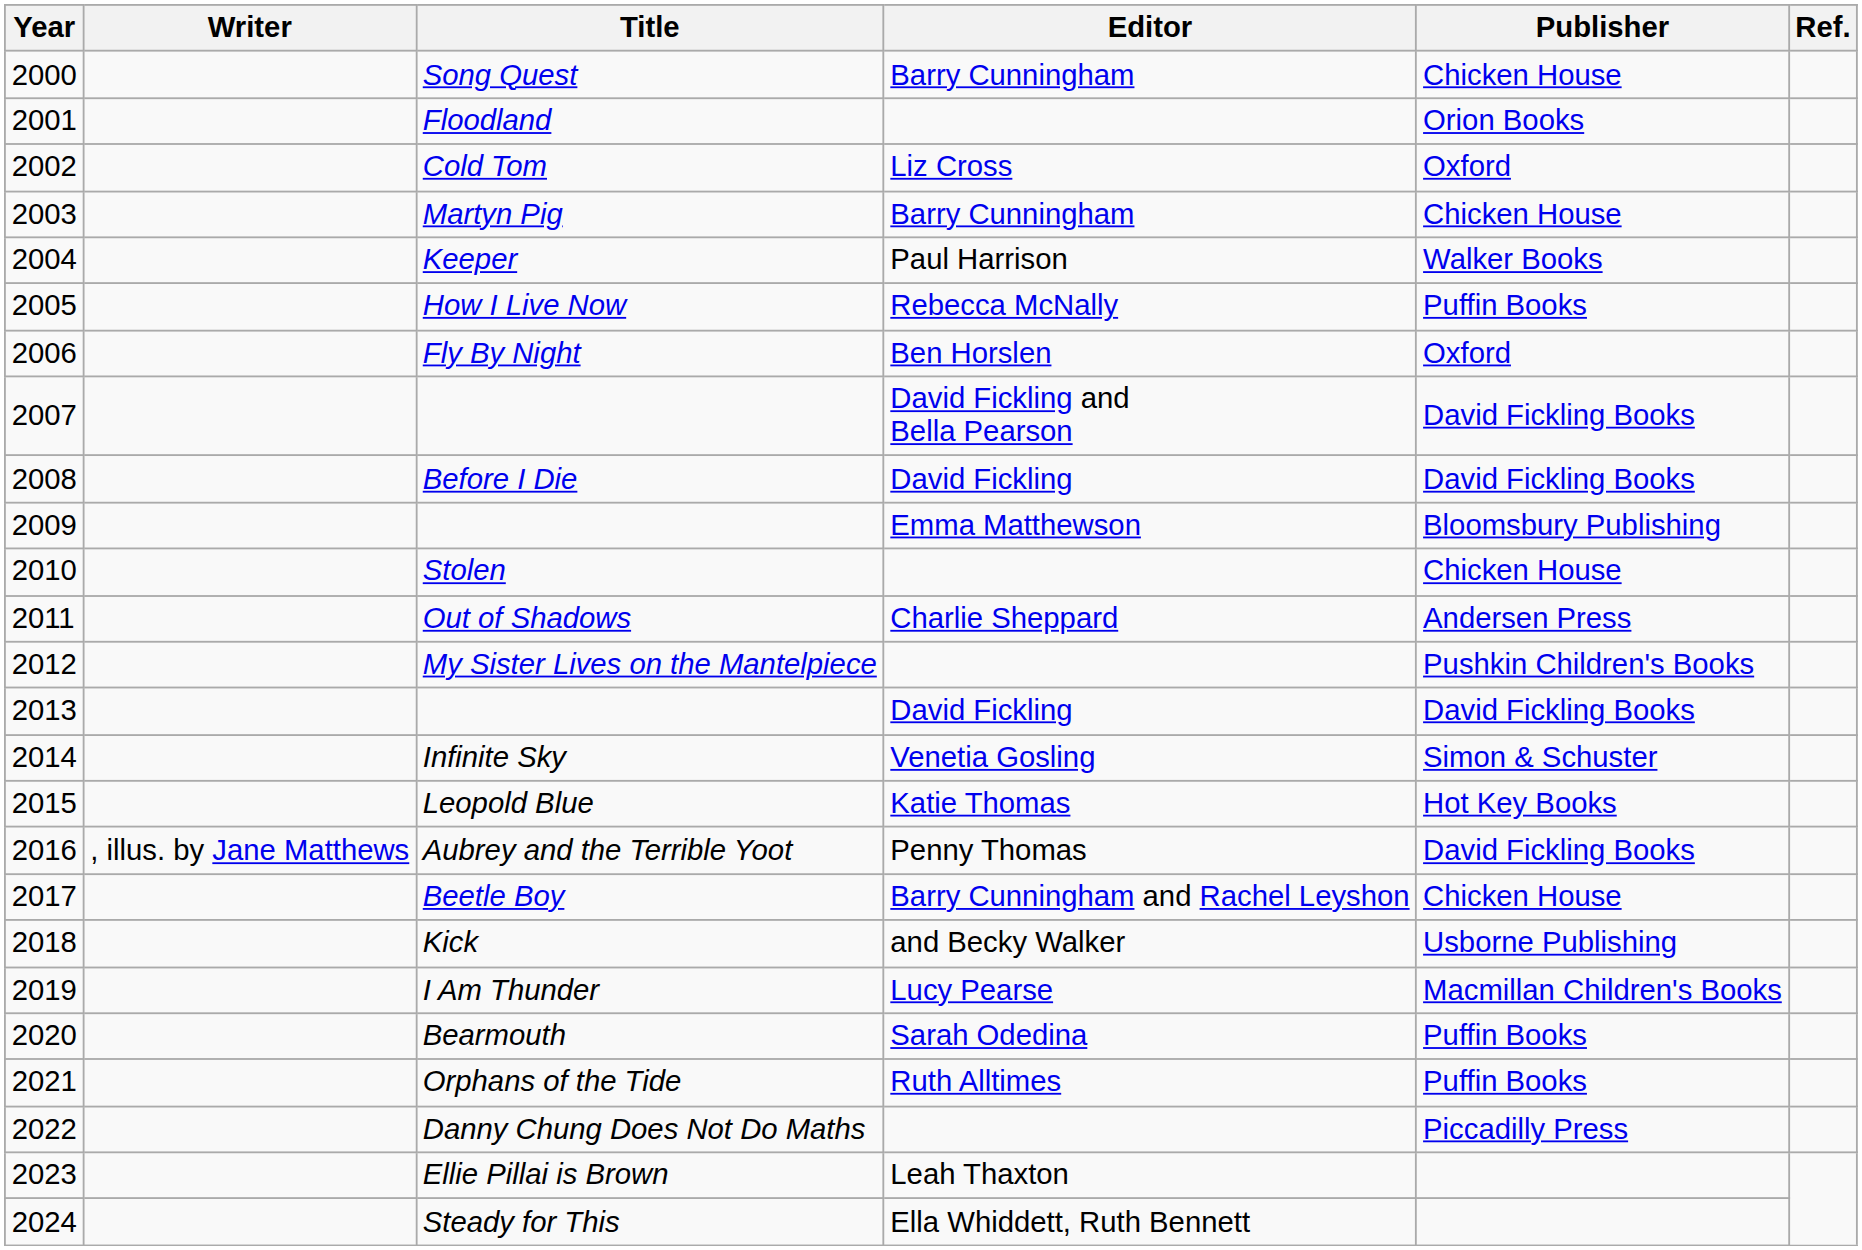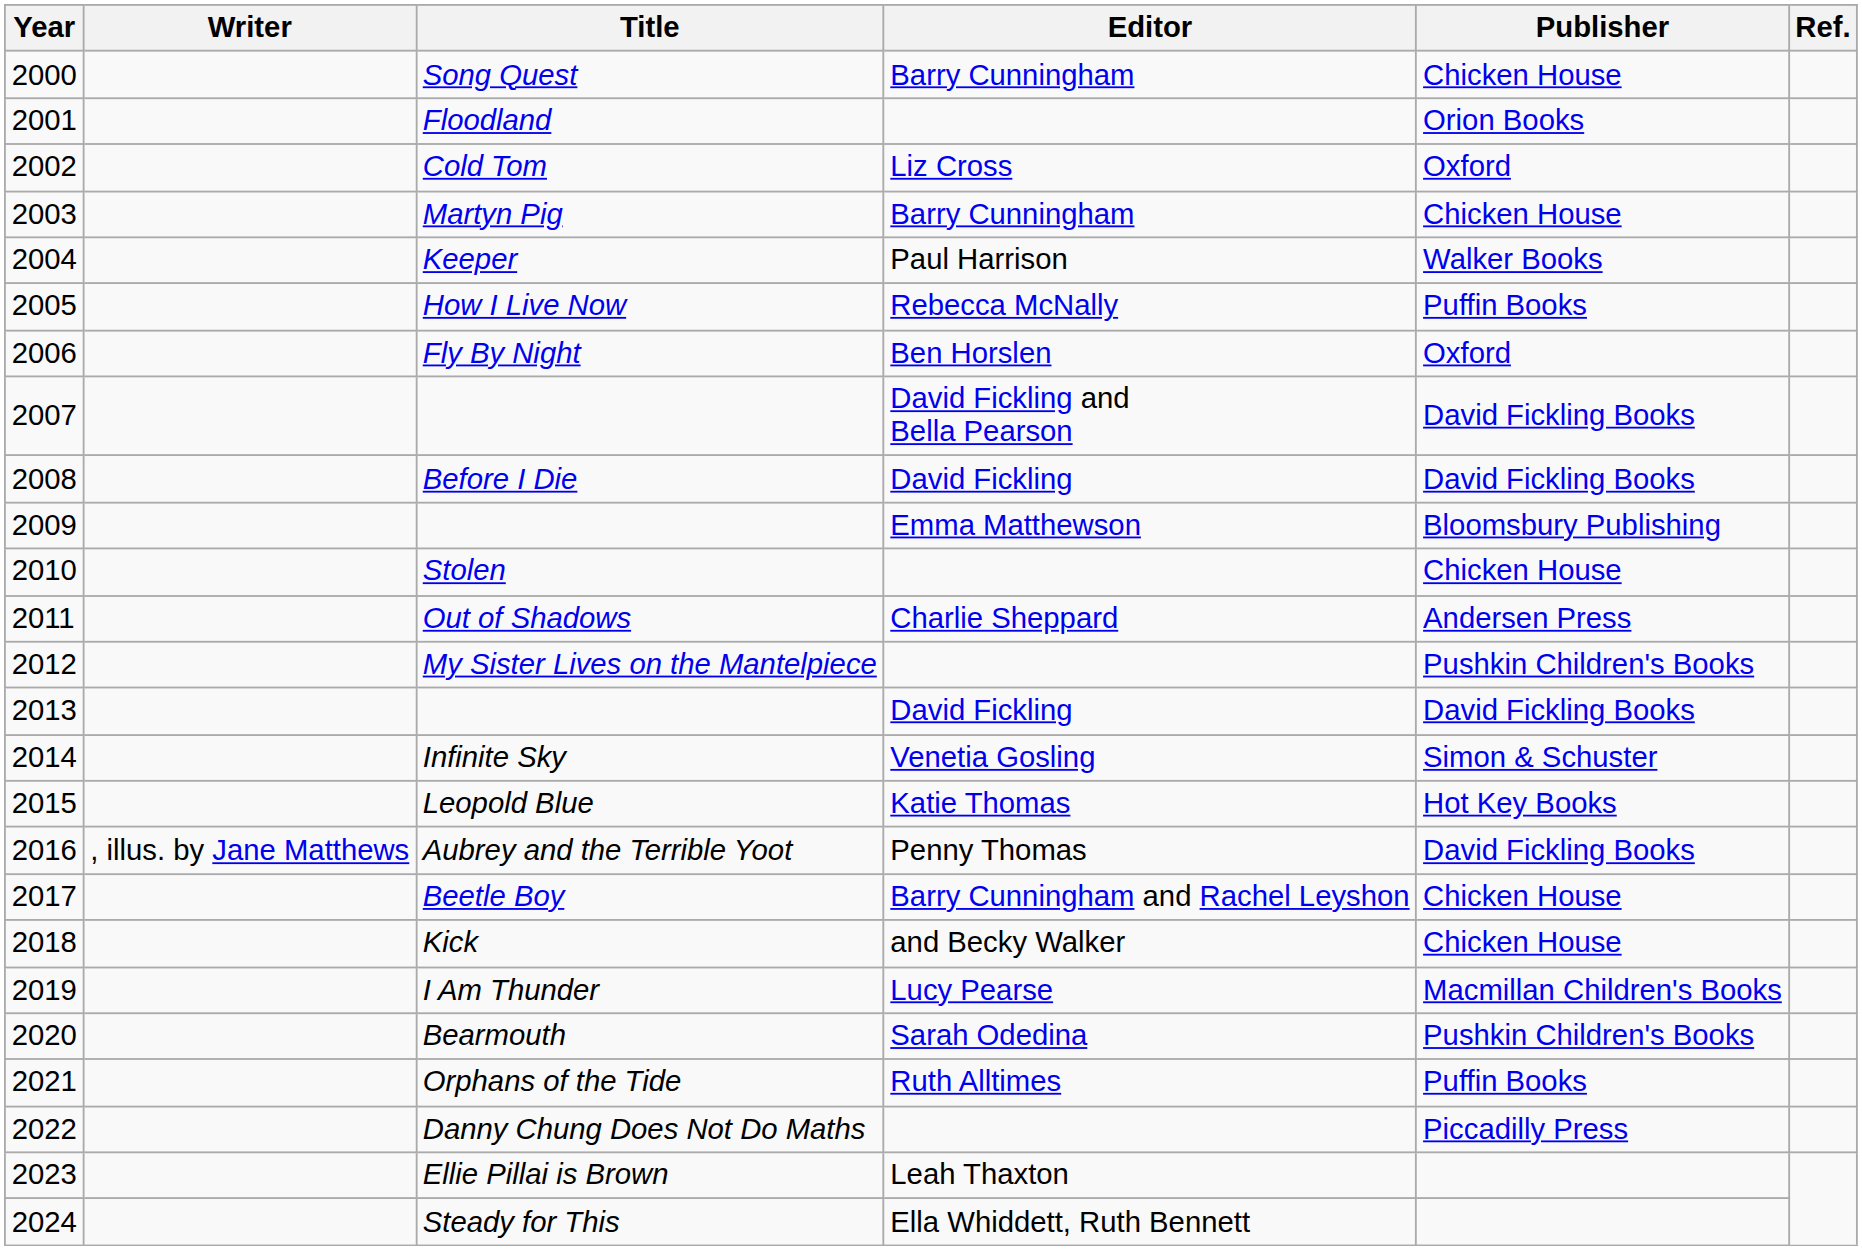(1550, 942) Usborne Publishing -> (1522, 942) Chicken House
(1505, 1035) Puffin Books -> (1589, 1035) Pushkin Children's Books
